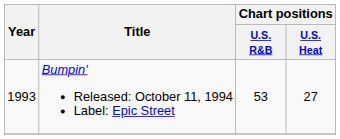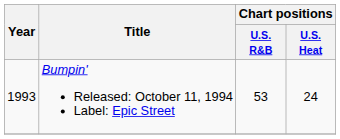(311, 96) 27 -> (311, 96) 24
